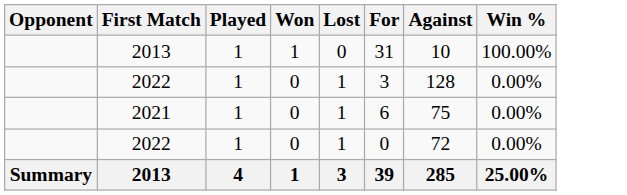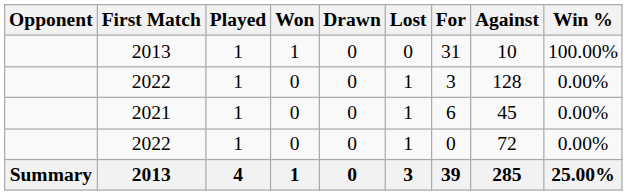+ column: (352, 19)
(440, 112) 75 -> (507, 112) 45
